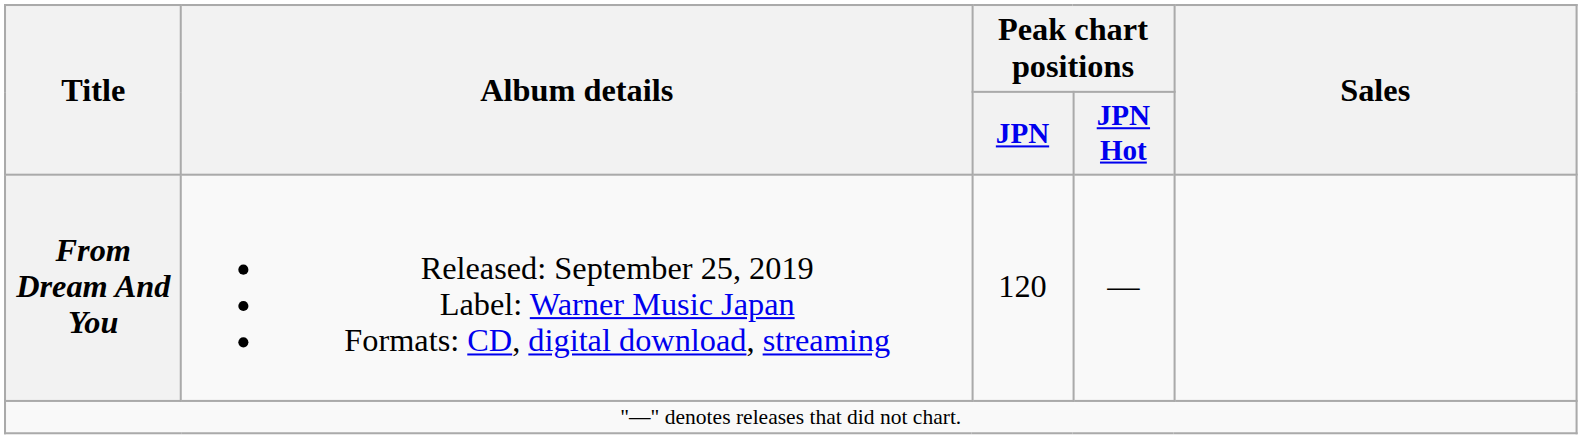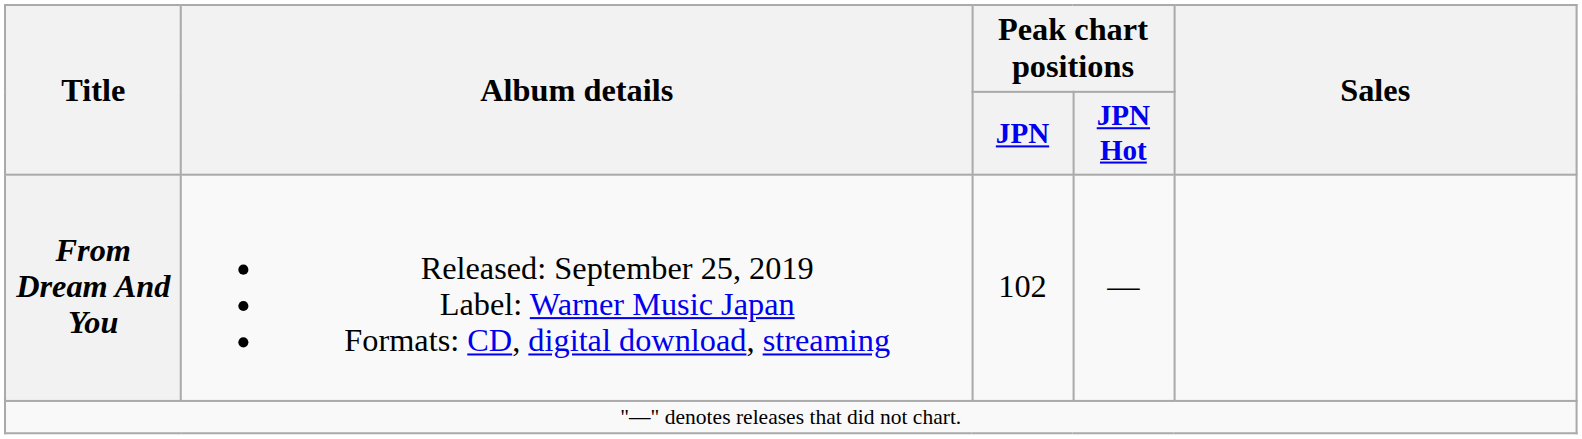(1023, 286) 120 -> (1023, 286) 102
